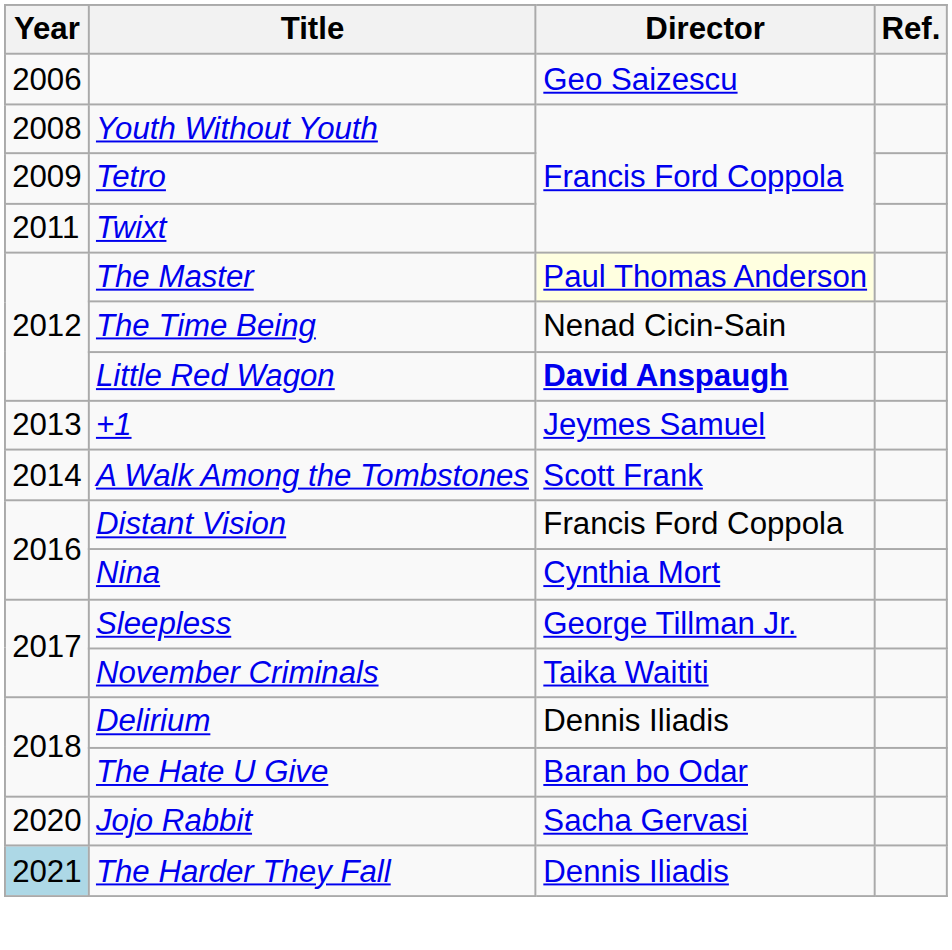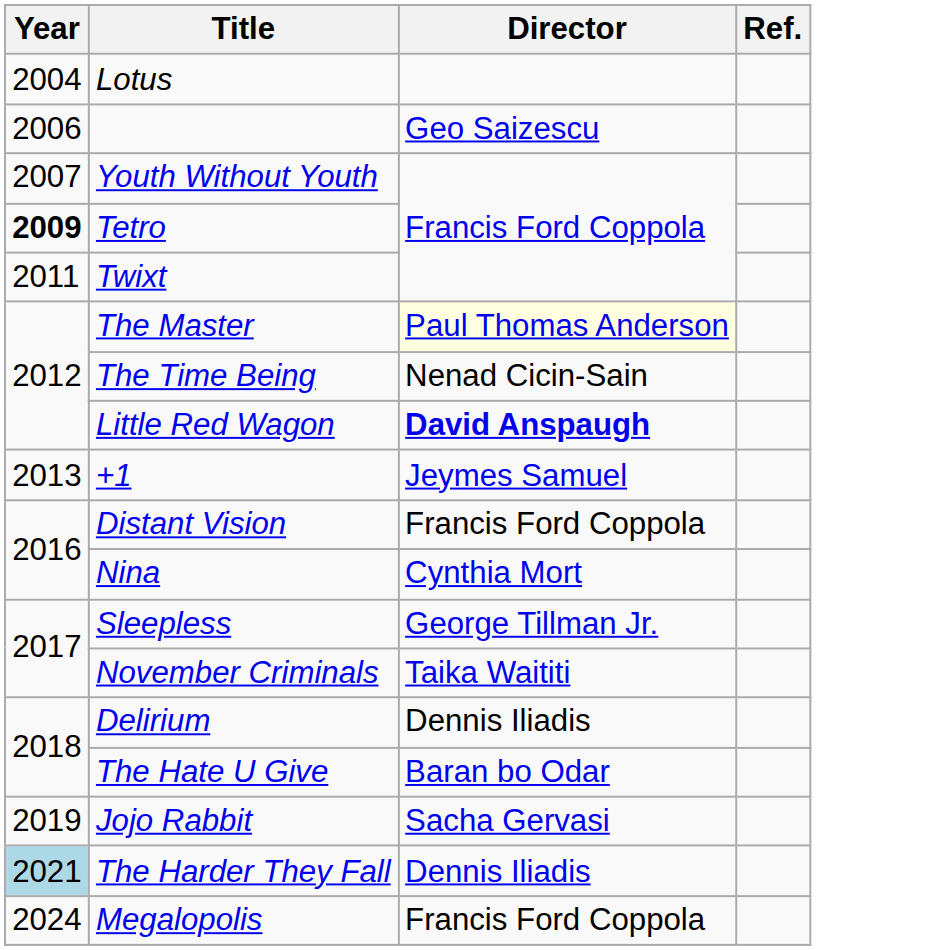+ row: (134, 78)
(47, 128) 2008 -> (47, 177) 2007
(47, 177) normal -> (47, 227) bold
- row: (312, 474)
(47, 820) 2020 -> (47, 820) 2019
+ row: (179, 919)
